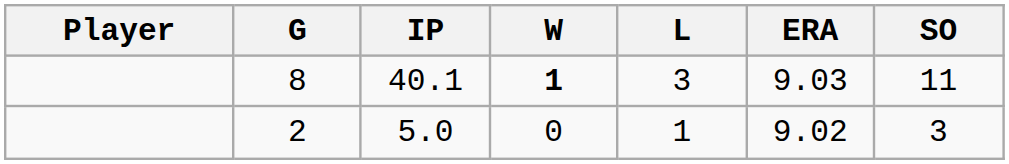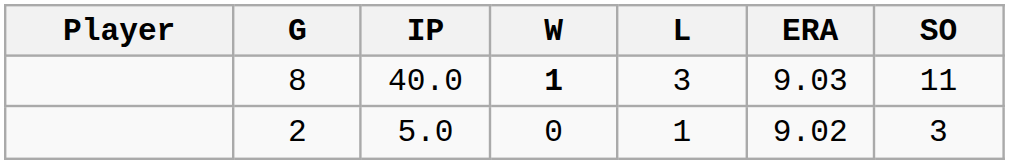(426, 81) 40.1 -> (426, 81) 40.0
